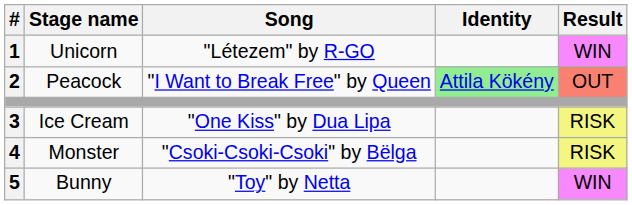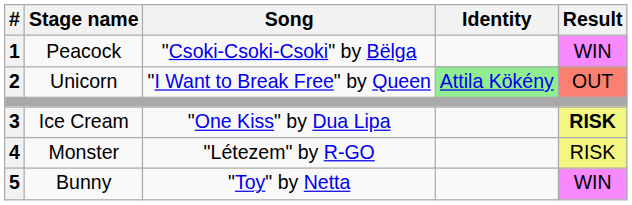(84, 50) Unicorn -> (84, 50) Peacock
(289, 50) "Létezem" by R-GO -> (289, 50) "Csoki-Csoki-Csoki" by Bëlga
(84, 81) Peacock -> (84, 81) Unicorn
(593, 121) normal -> (593, 121) bold
(289, 152) "Csoki-Csoki-Csoki" by Bëlga -> (289, 152) "Létezem" by R-GO
